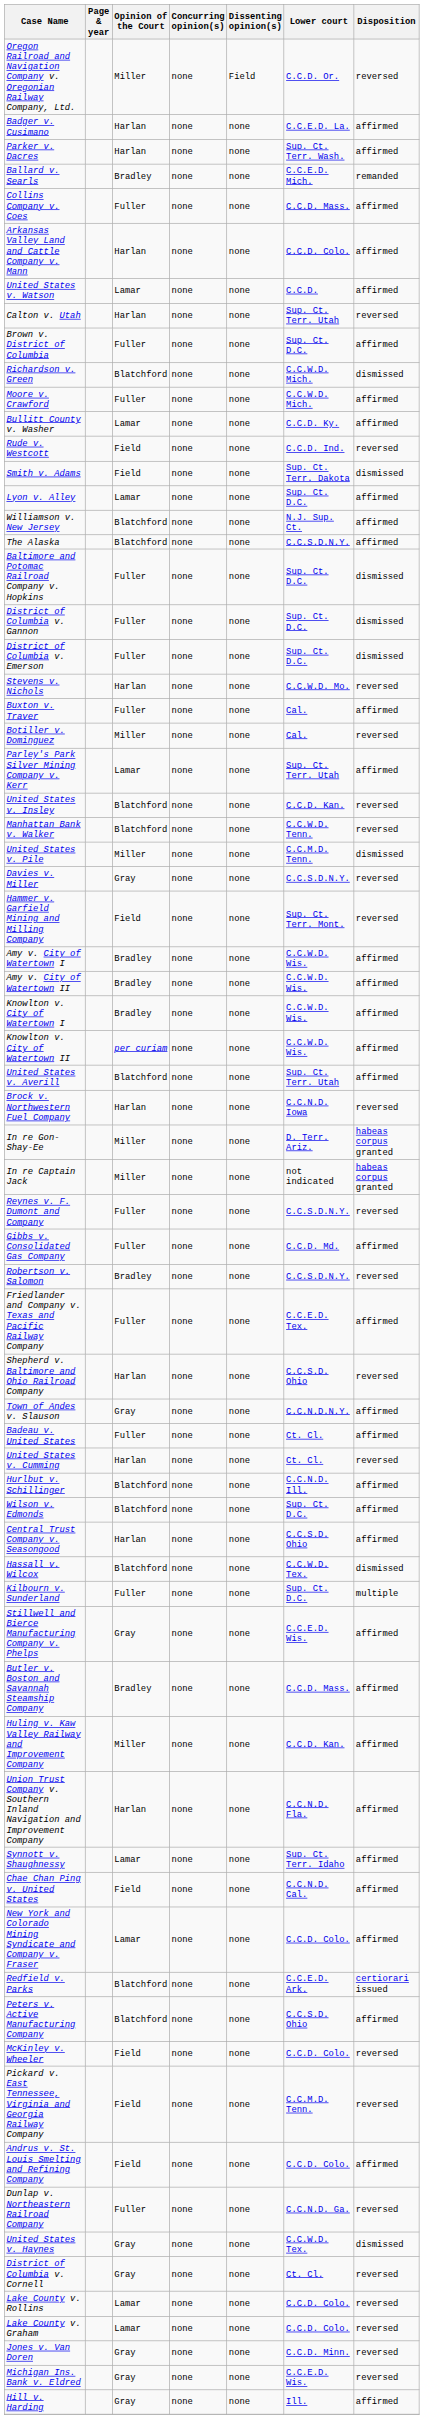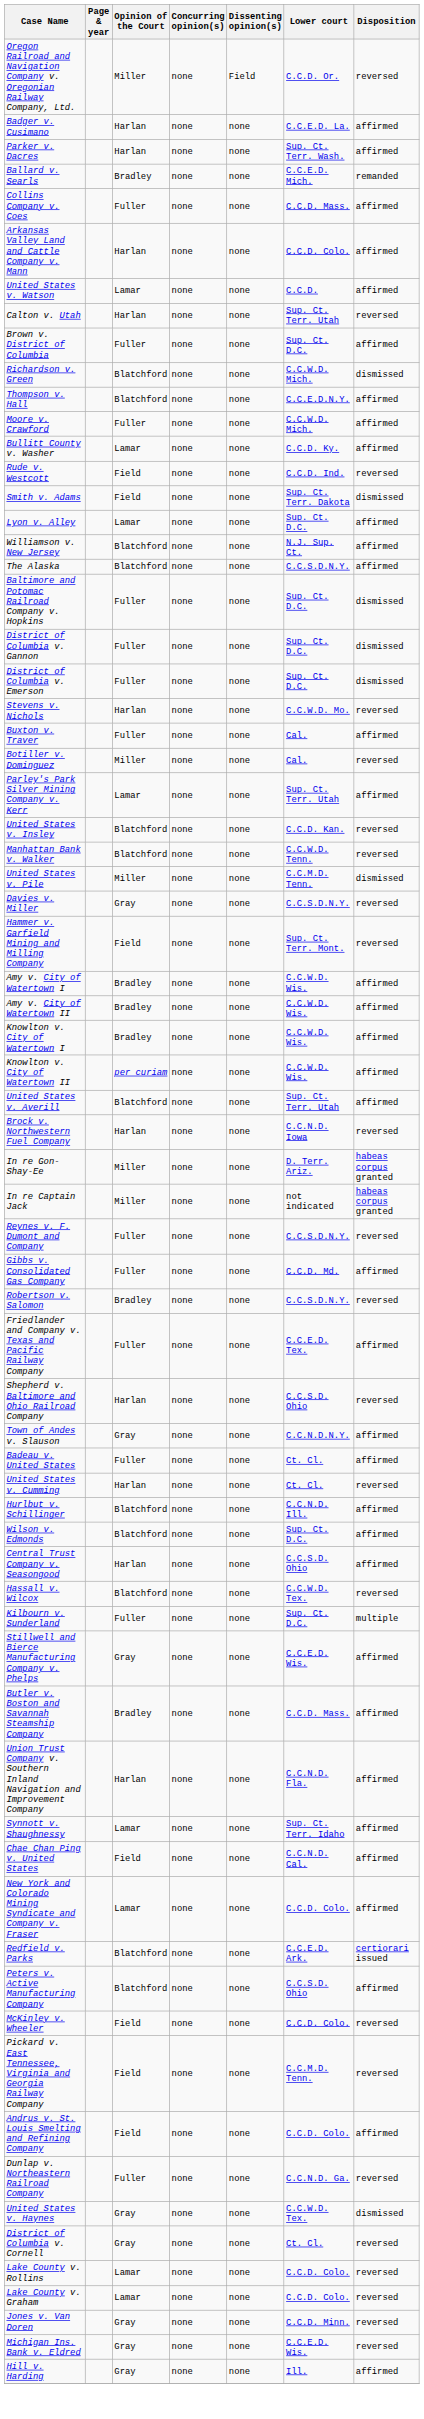+ row: (36, 400)
(380, 1569) dismissed -> (377, 1594) reversed
- row: (44, 1744)
